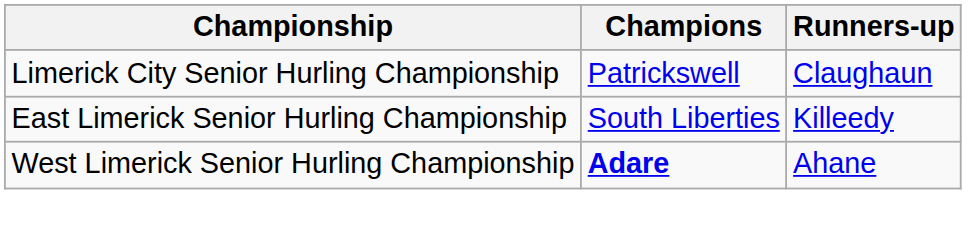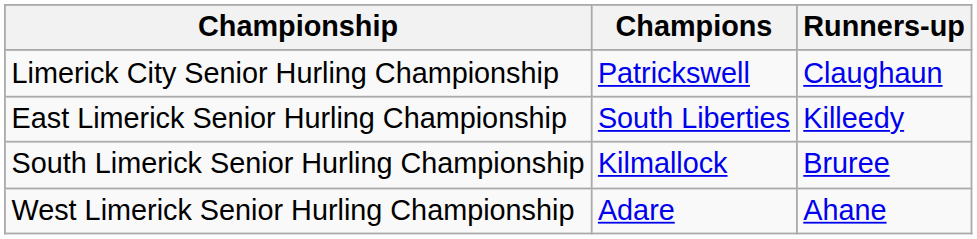+ row: (298, 164)
(629, 164) bold -> (636, 210) normal
